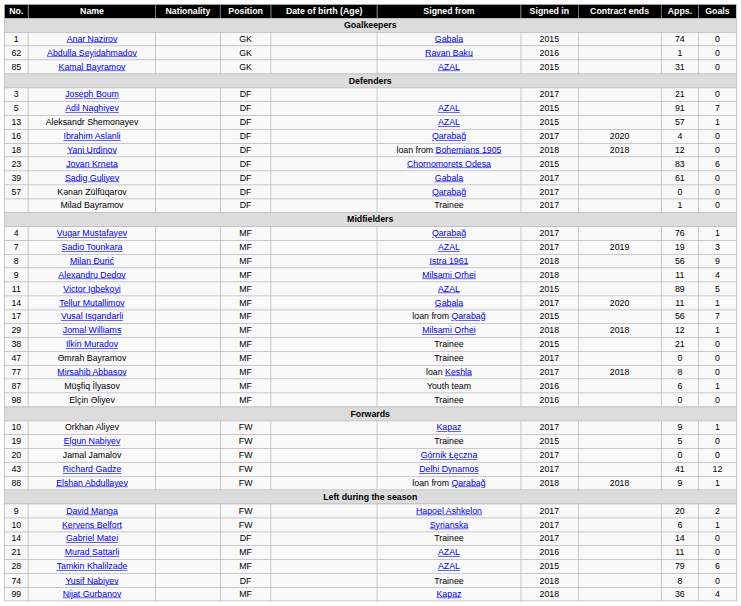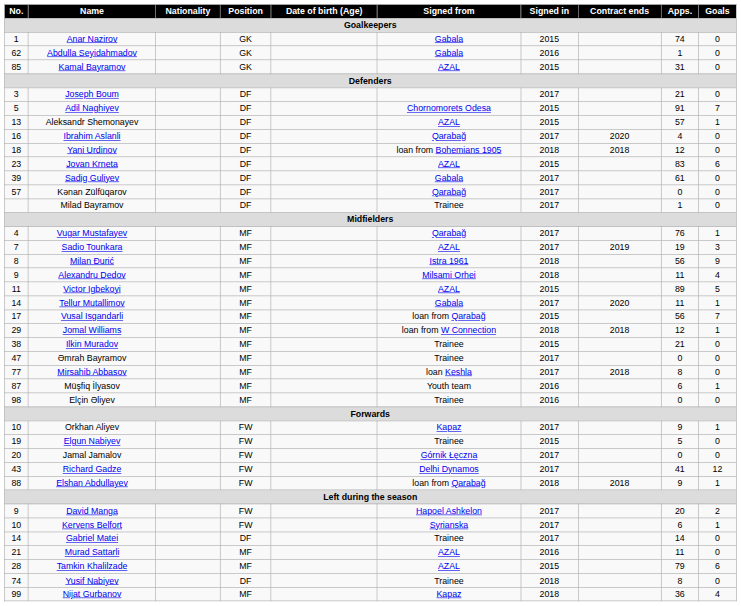(449, 53) Ravan Baku -> (449, 53) Gabala
(449, 109) AZAL -> (449, 109) Chornomorets Odesa
(449, 164) Chornomorets Odesa -> (449, 164) AZAL
(449, 331) Milsami Orhei -> (449, 331) loan from W Connection
